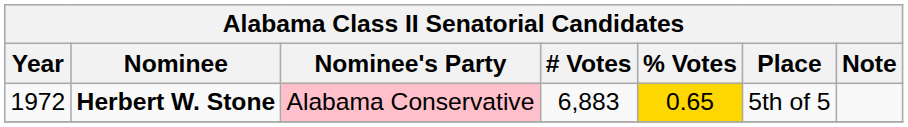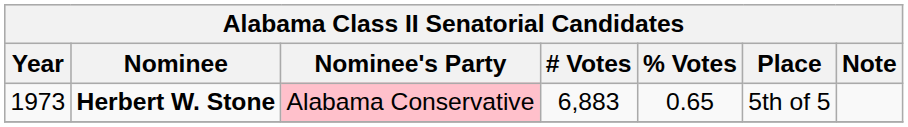(38, 102) 1972 -> (38, 102) 1973
(690, 102) gold background -> (690, 102) no background
